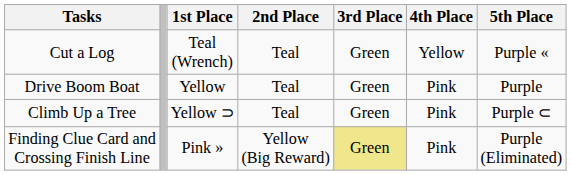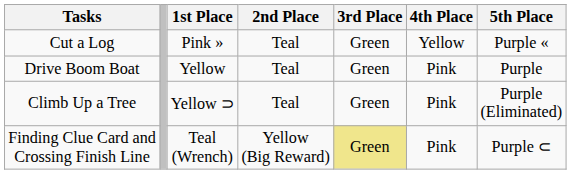(202, 52) Teal (Wrench) -> (202, 42) Pink »
(521, 113) Purple ⊂ -> (521, 103) Purple (Eliminated)
(202, 148) Pink » -> (202, 147) Teal (Wrench)
(521, 148) Purple (Eliminated) -> (521, 147) Purple ⊂
